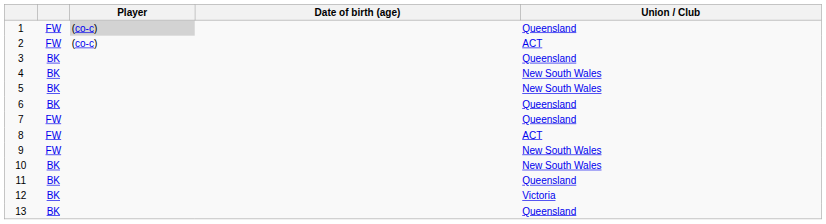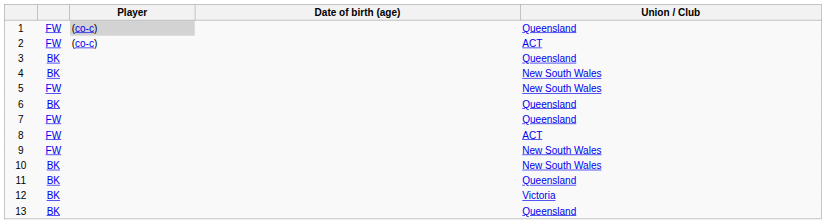(53, 89) BK -> (53, 89) FW
